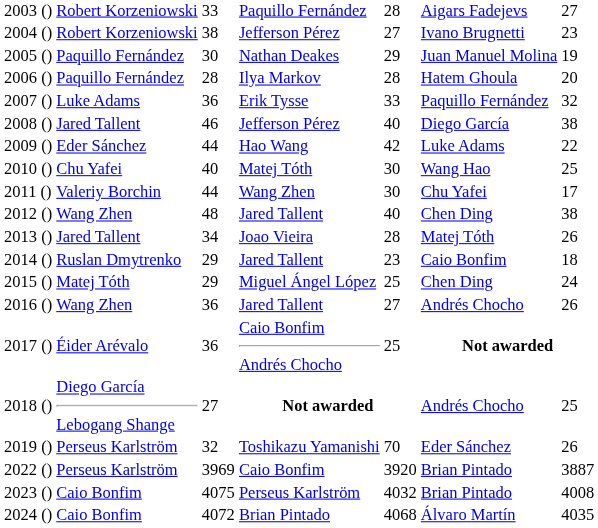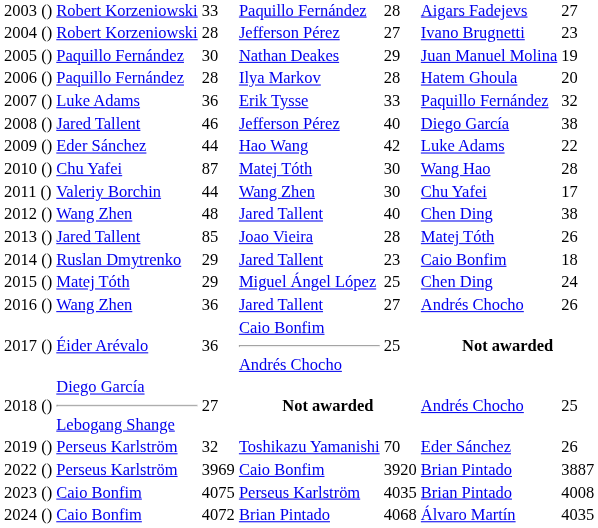(210, 33) 38 -> (210, 33) 28
(210, 168) 40 -> (210, 168) 87
(570, 168) 25 -> (570, 168) 28
(210, 236) 34 -> (210, 236) 85
(400, 492) 4032 -> (400, 492) 4035
